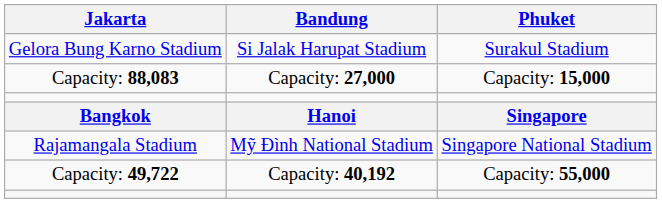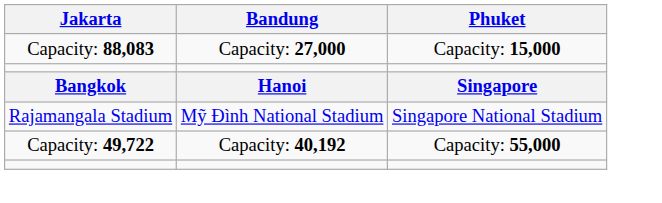- row: (115, 48)
